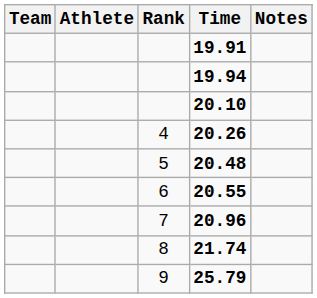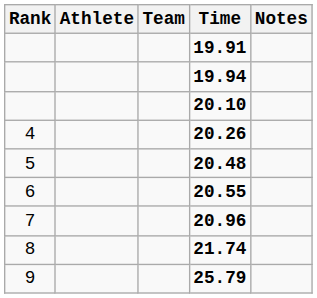columns swapped: (164, 19) <-> (30, 19)
